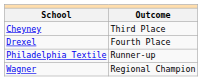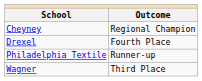(138, 29) Third Place -> (153, 29) Regional Champion
(153, 69) Regional Champion -> (138, 69) Third Place
